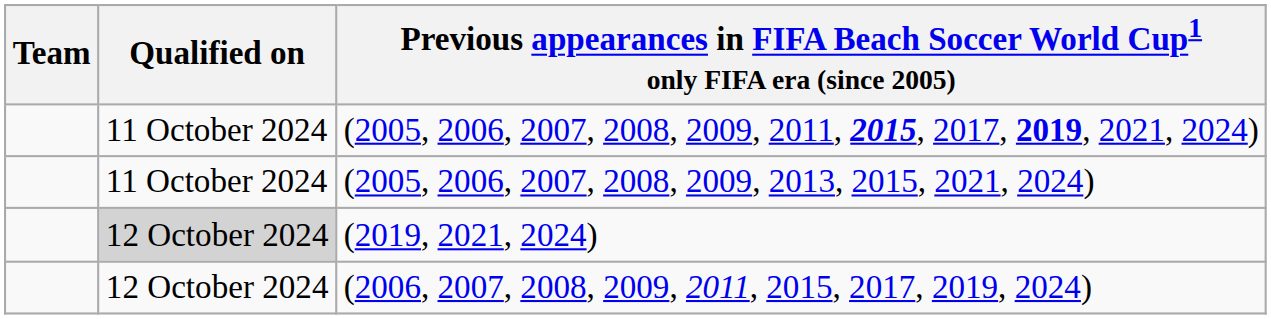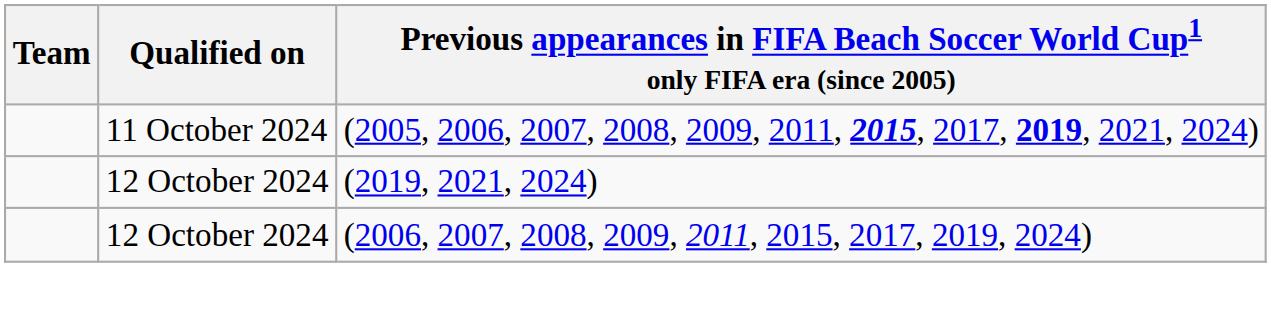- row: (719, 182)
(217, 234) lightgrey background -> (217, 182) no background
